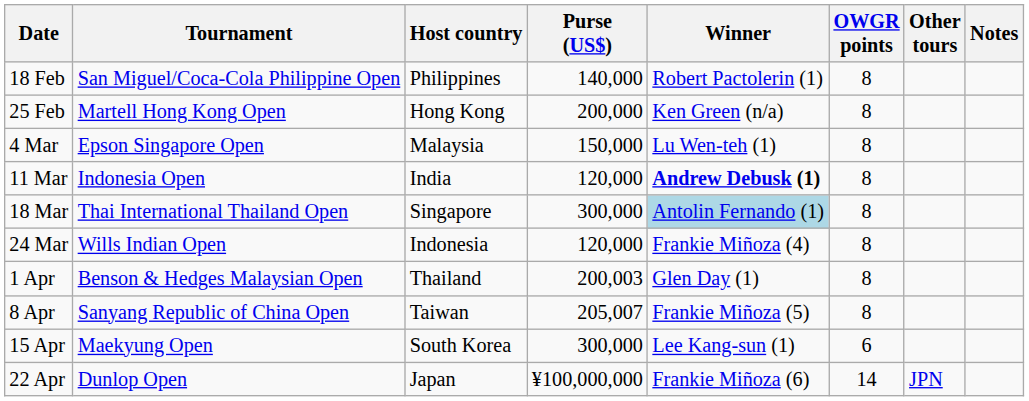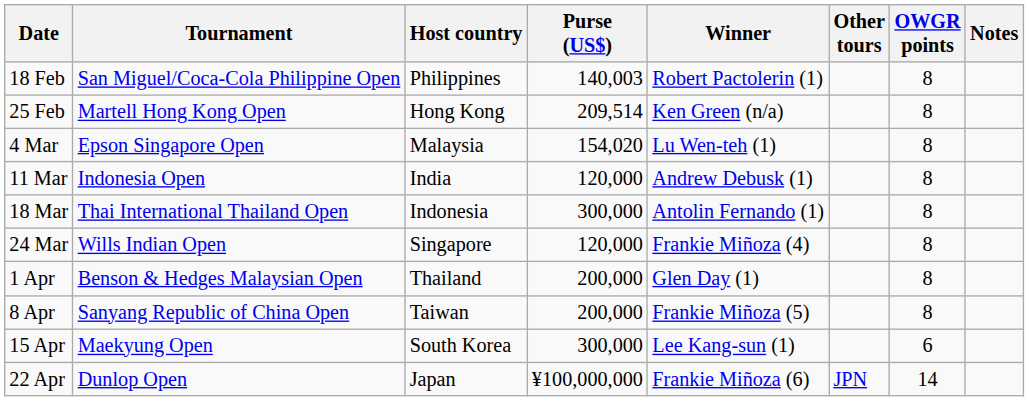columns swapped: (867, 33) <-> (935, 33)
(610, 78) 140,000 -> (610, 78) 140,003
(610, 111) 200,000 -> (610, 111) 209,514
(610, 145) 150,000 -> (610, 145) 154,020
(736, 178) bold -> (733, 178) normal
(451, 211) Singapore -> (449, 211) Indonesia
(738, 211) lightblue background -> (738, 211) no background
(449, 245) Indonesia -> (451, 245) Singapore
(610, 278) 200,003 -> (610, 278) 200,000
(610, 311) 205,007 -> (610, 311) 200,000
